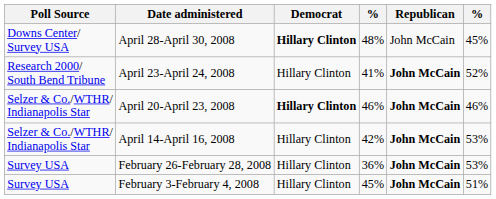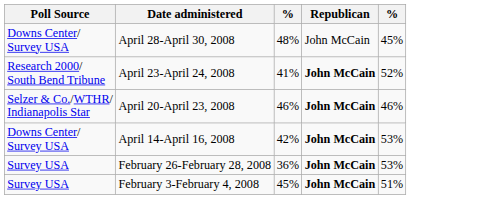- column: (316, 14)
(60, 139) Selzer & Co./WTHR/ Indianapolis Star -> (44, 139) Downs Center/ Survey USA
